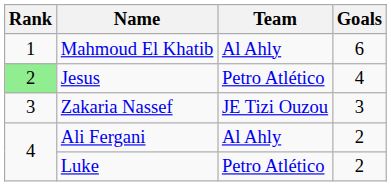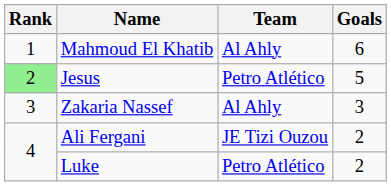(359, 78) 4 -> (359, 78) 5
(275, 107) JE Tizi Ouzou -> (252, 107) Al Ahly
(252, 136) Al Ahly -> (275, 136) JE Tizi Ouzou
